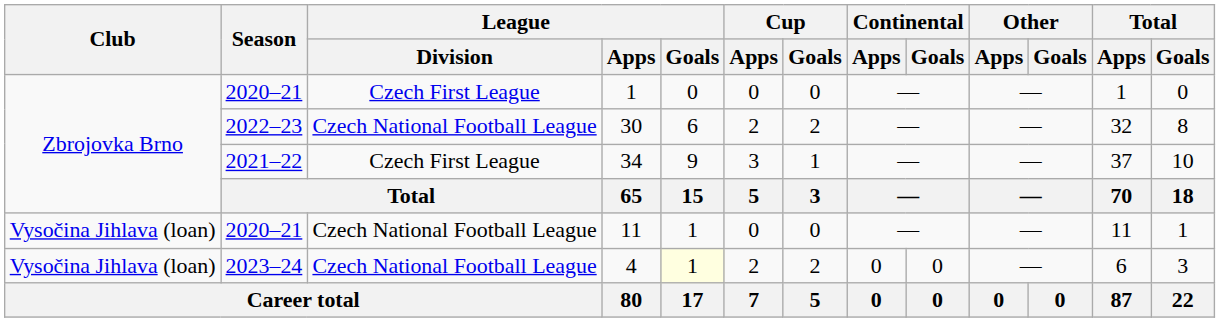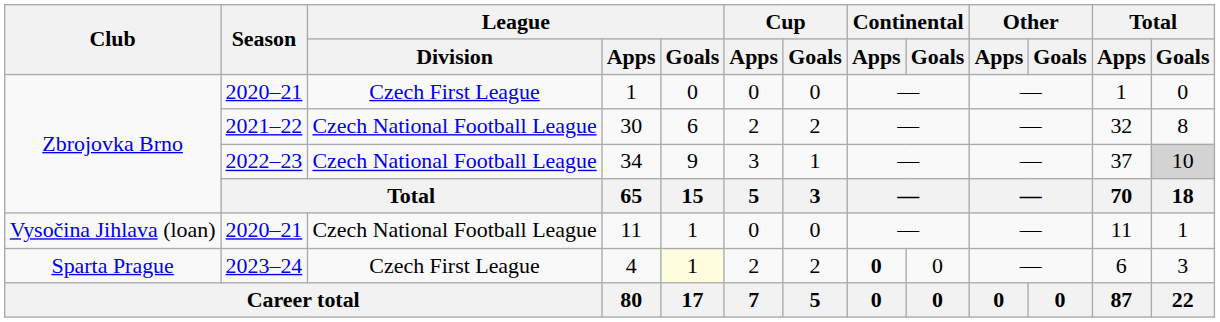(264, 126) 2022–23 -> (264, 126) 2021–22
(264, 160) 2021–22 -> (264, 160) 2022–23
(455, 160) Czech First League -> (455, 160) Czech National Football League
(1183, 160) no background -> (1183, 160) lightgrey background
(113, 265) Vysočina Jihlava (loan) -> (113, 265) Sparta Prague
(455, 265) Czech National Football League -> (455, 265) Czech First League
(876, 265) normal -> (876, 265) bold
